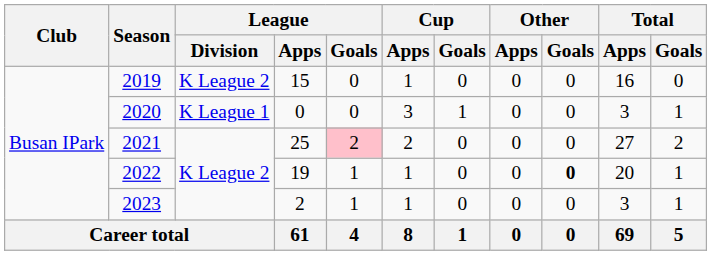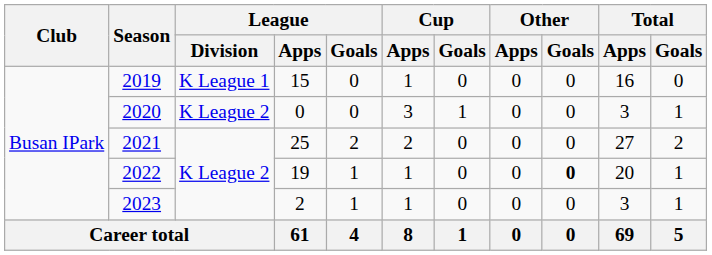(224, 81) K League 2 -> (224, 81) K League 1
(224, 111) K League 1 -> (224, 111) K League 2
(354, 142) pink background -> (354, 142) no background
